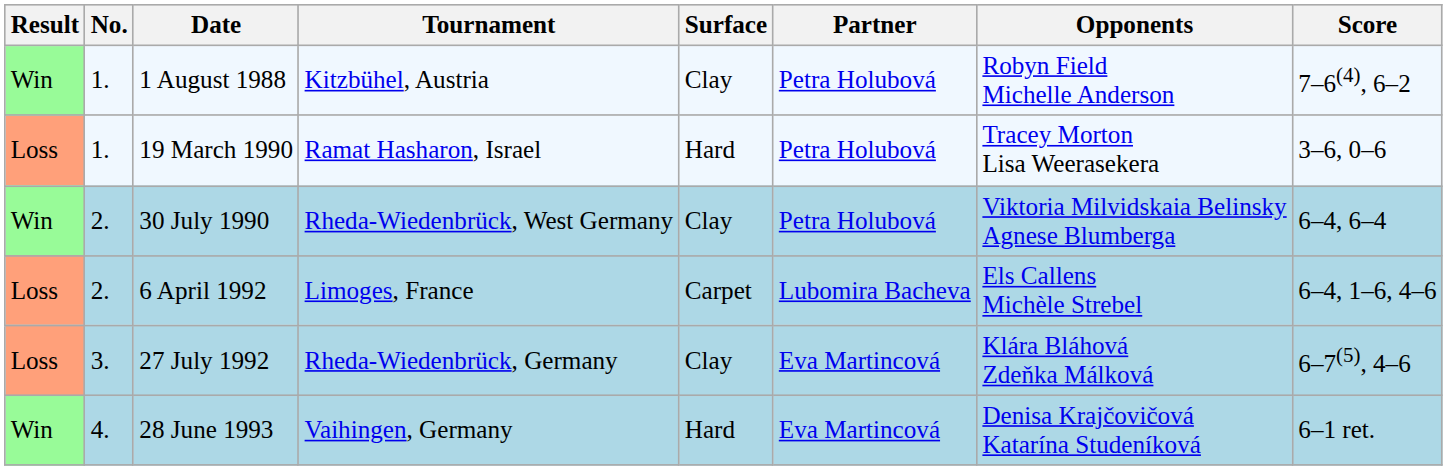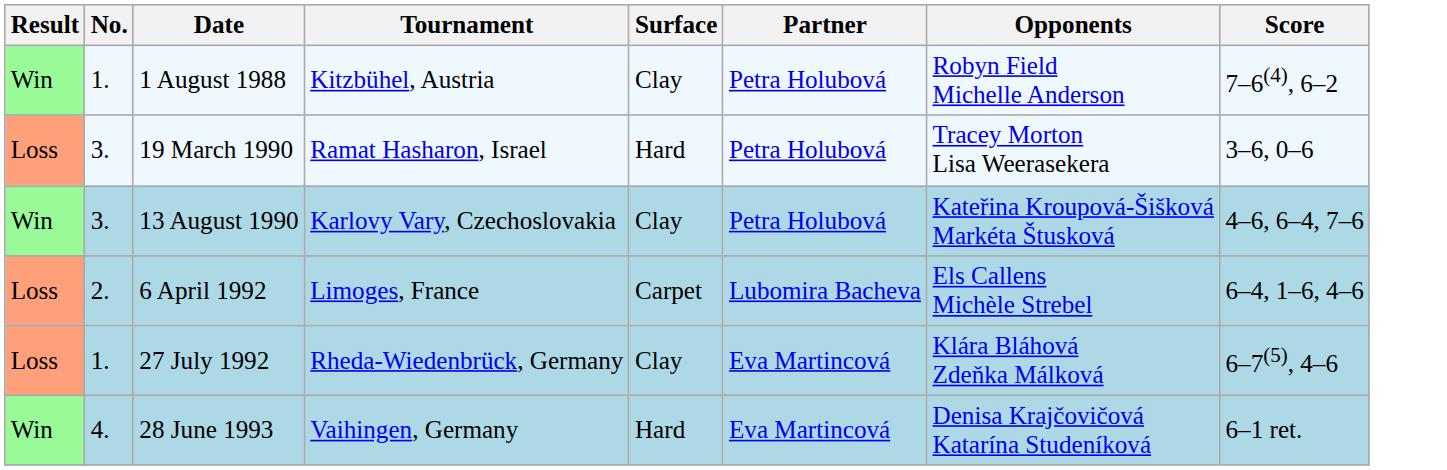(100, 149) 1. -> (100, 149) 3.
- row: (204, 219)
+ row: (219, 219)
(100, 359) 3. -> (100, 359) 1.
